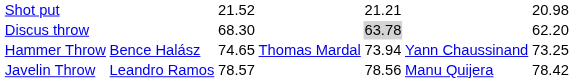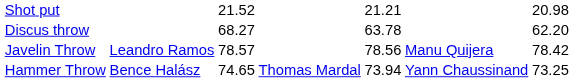(236, 30) 68.30 -> (236, 30) 68.27
(383, 30) lightgrey background -> (383, 30) no background
rows swapped: (55, 50) <-> (50, 70)
